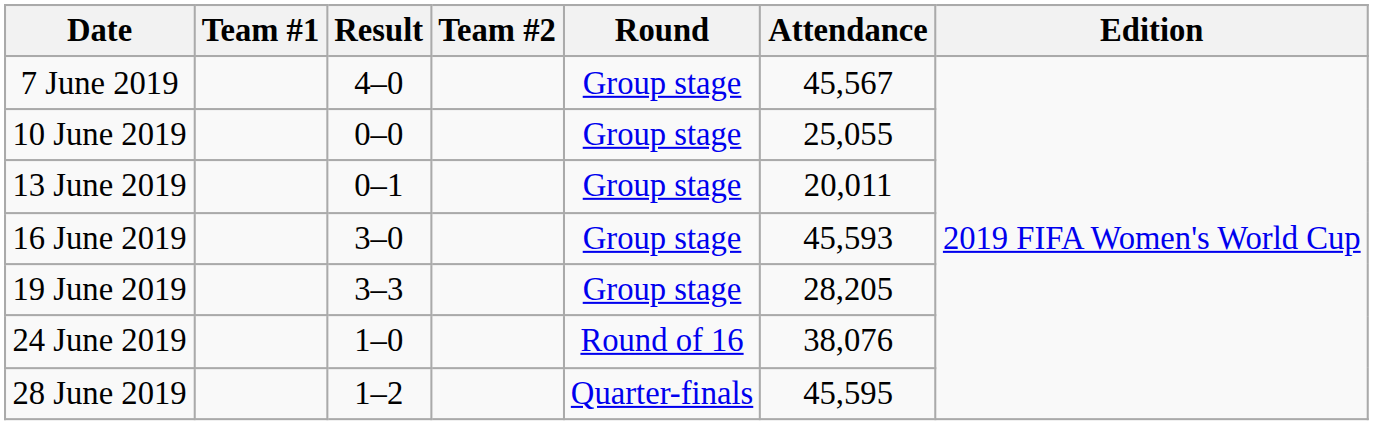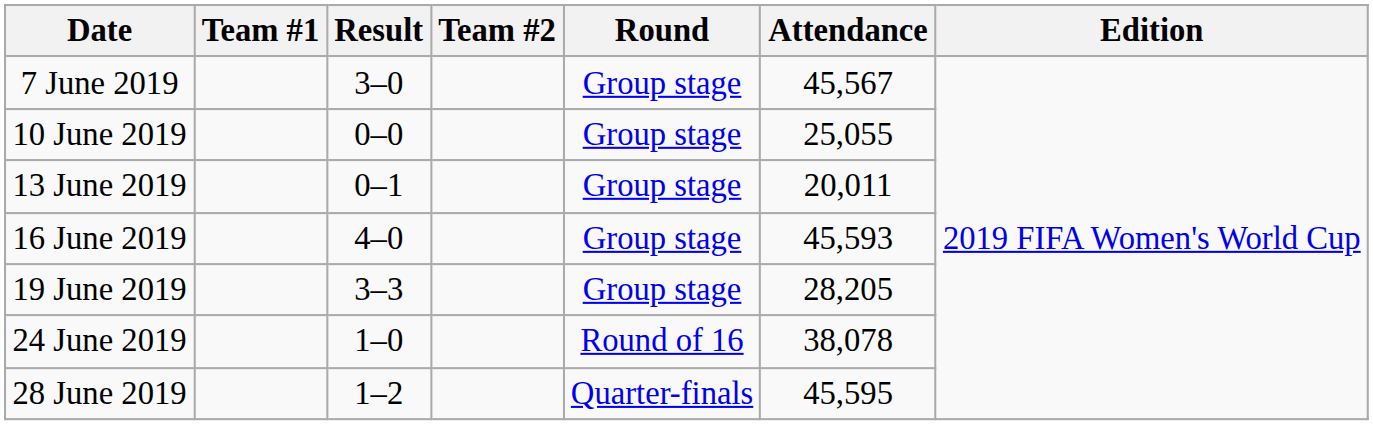(379, 82) 4–0 -> (379, 82) 3–0
(379, 237) 3–0 -> (379, 237) 4–0
(848, 340) 38,076 -> (848, 340) 38,078
